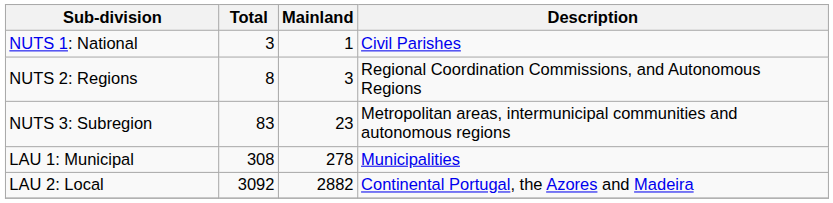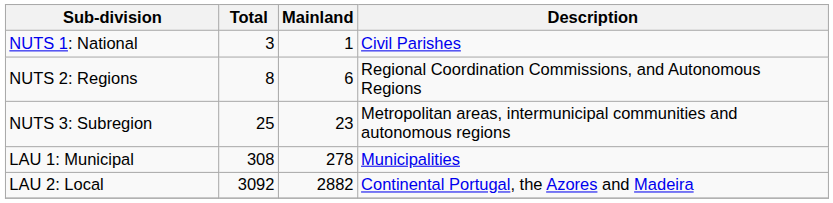(349, 79) 3 -> (349, 79) 6
(265, 123) 83 -> (265, 123) 25
